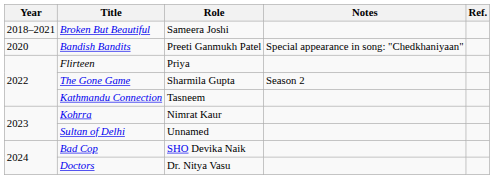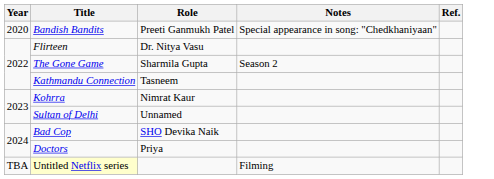- row: (105, 30)
(178, 64) Priya -> (172, 47) Dr. Nitya Vasu
(199, 166) Dr. Nitya Vasu -> (152, 149) Priya
+ row: (81, 166)
